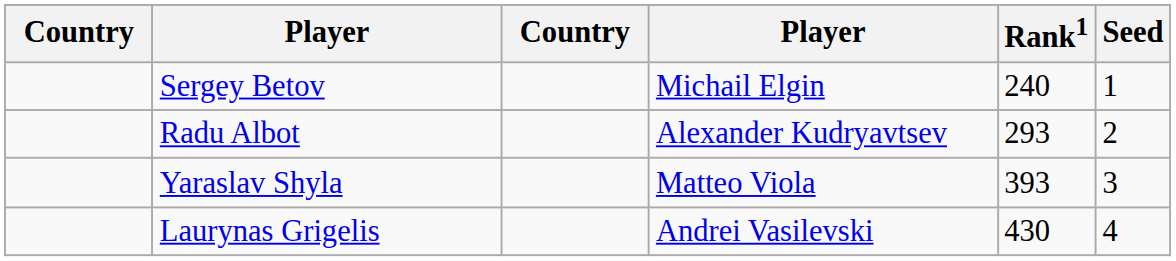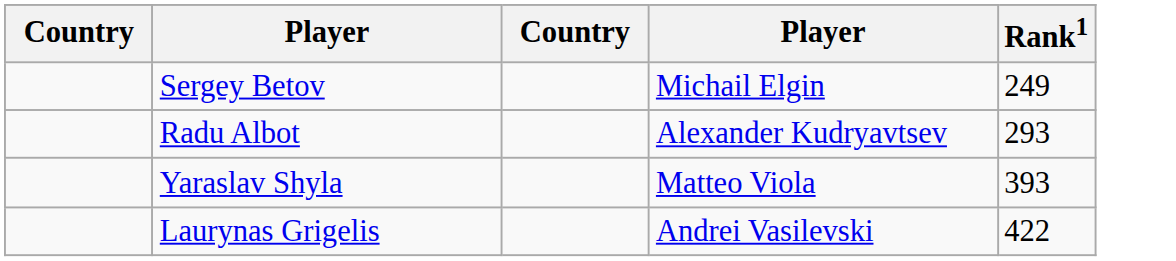- column: (1133, 32)
(1027, 85) 240 -> (1027, 85) 249
(1027, 230) 430 -> (1027, 230) 422
